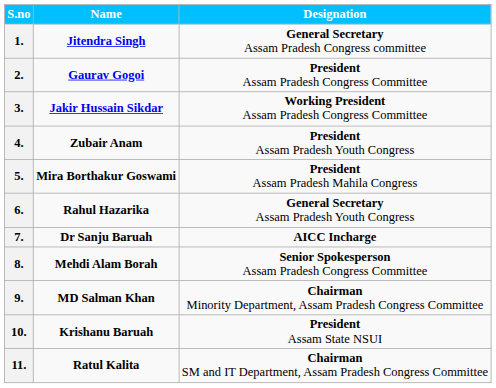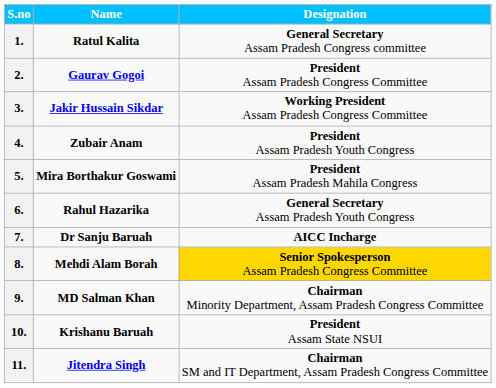(106, 41) Jitendra Singh -> (106, 41) Ratul Kalita
(335, 263) no background -> (335, 263) gold background
(106, 365) Ratul Kalita -> (106, 365) Jitendra Singh
